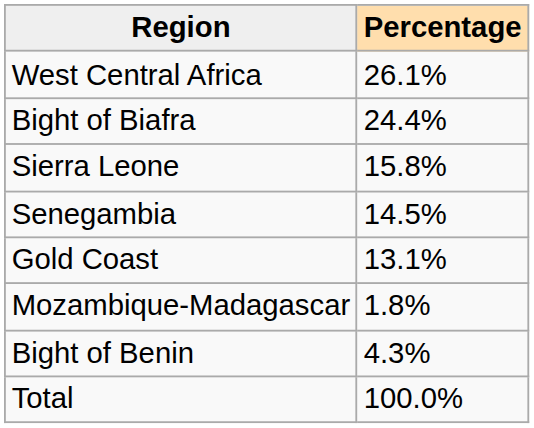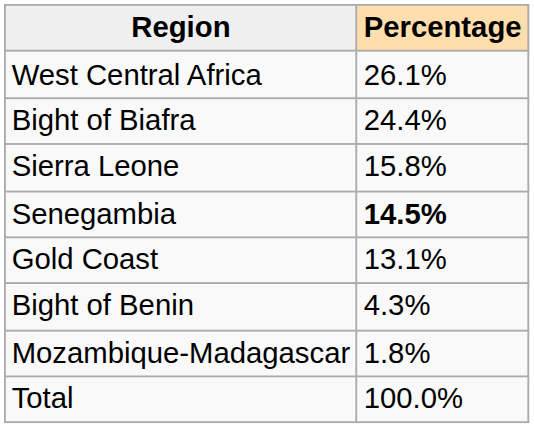(405, 213) normal -> (405, 213) bold
rows swapped: (103, 352) <-> (181, 306)
